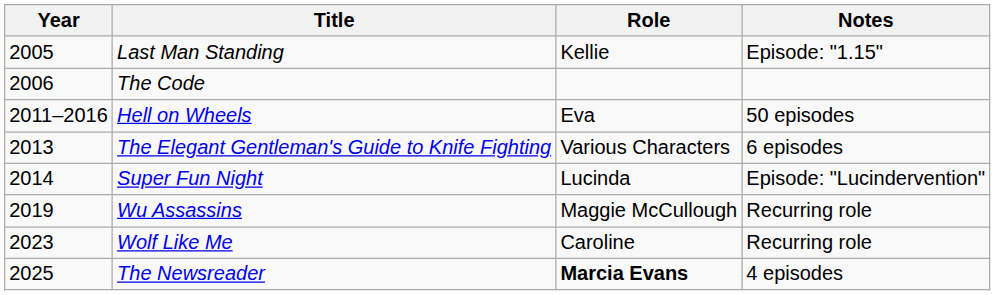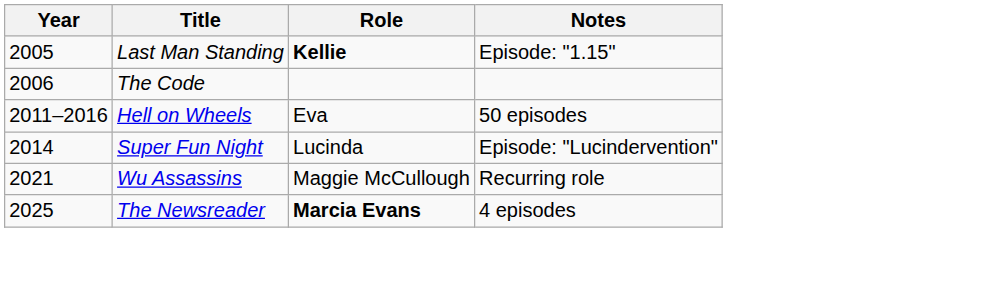(585, 52) normal -> (320, 52) bold
- row: (334, 147)
(31, 210) 2019 -> (31, 178) 2021
- row: (175, 242)
